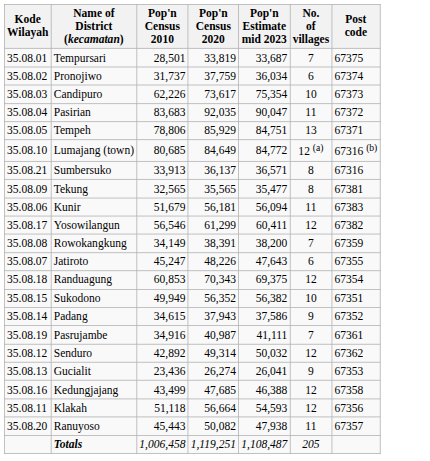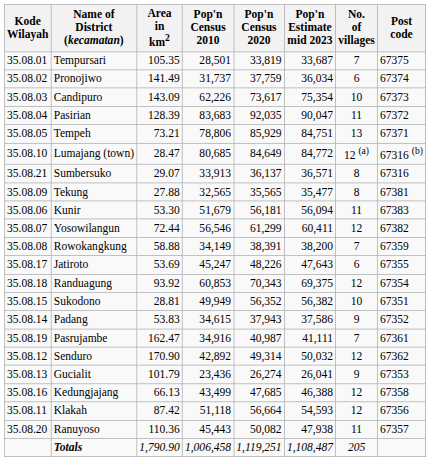+ column: (159, 28)
(27, 225) 35.08.17 -> (27, 228) 35.08.07
(27, 261) 35.08.07 -> (27, 265) 35.08.17
